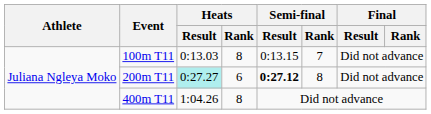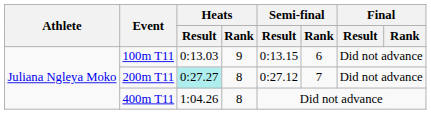(239, 57) 8 -> (239, 57) 9
(320, 57) 7 -> (319, 57) 6
(239, 78) 6 -> (239, 78) 8
(279, 78) bold -> (279, 78) normal
(320, 78) 8 -> (319, 78) 7
